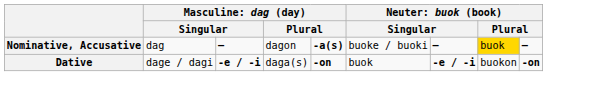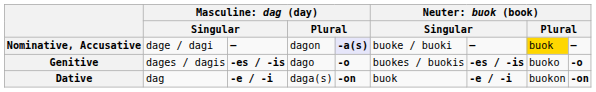(155, 46) dag -> (180, 46) dage / dagi
(328, 46) no background -> (353, 46) lavender background
+ row: (74, 62)
(180, 62) dage / dagi -> (155, 79) dag
